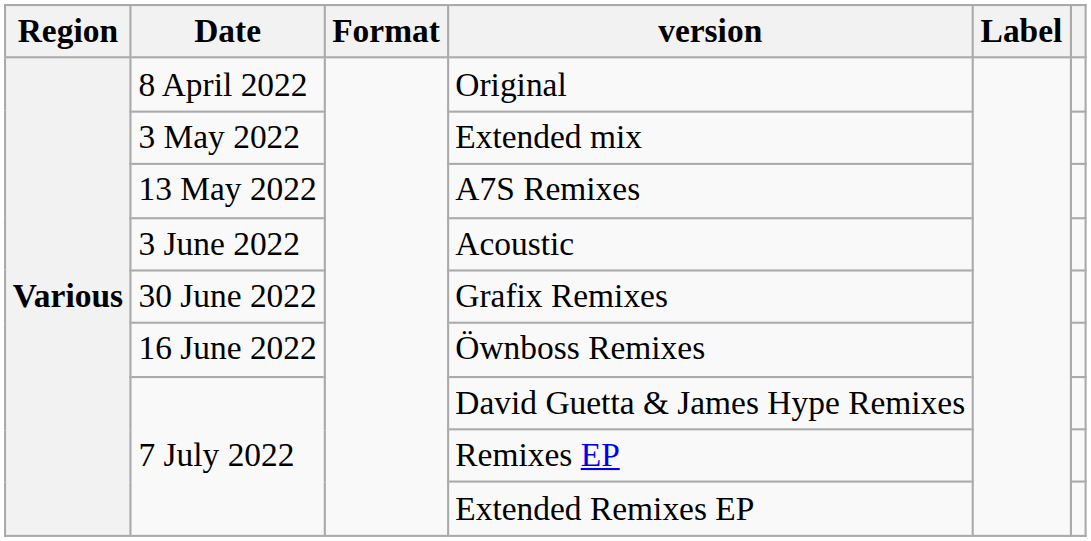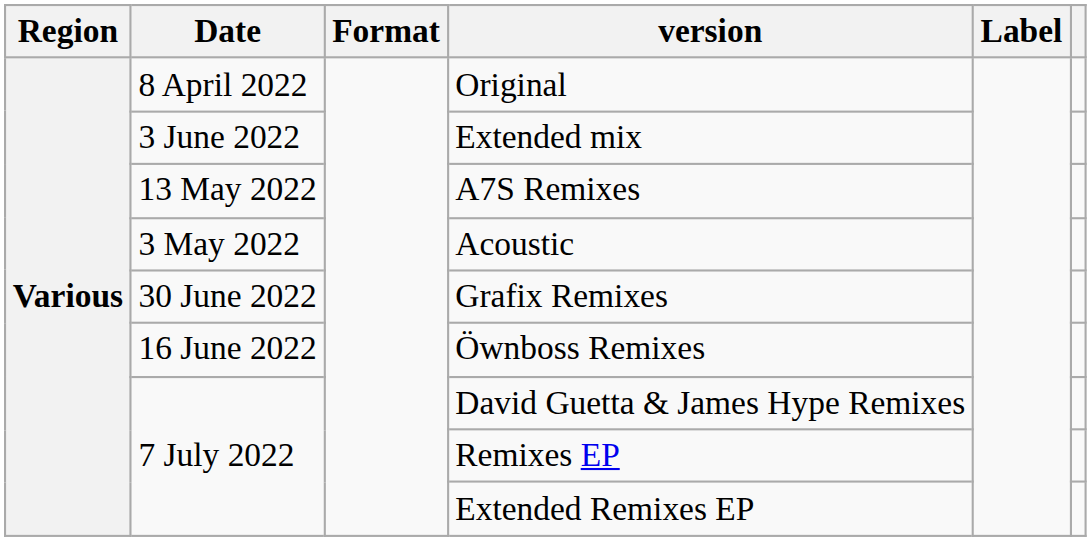(219, 137) 3 May 2022 -> (219, 137) 3 June 2022
(219, 243) 3 June 2022 -> (219, 243) 3 May 2022
